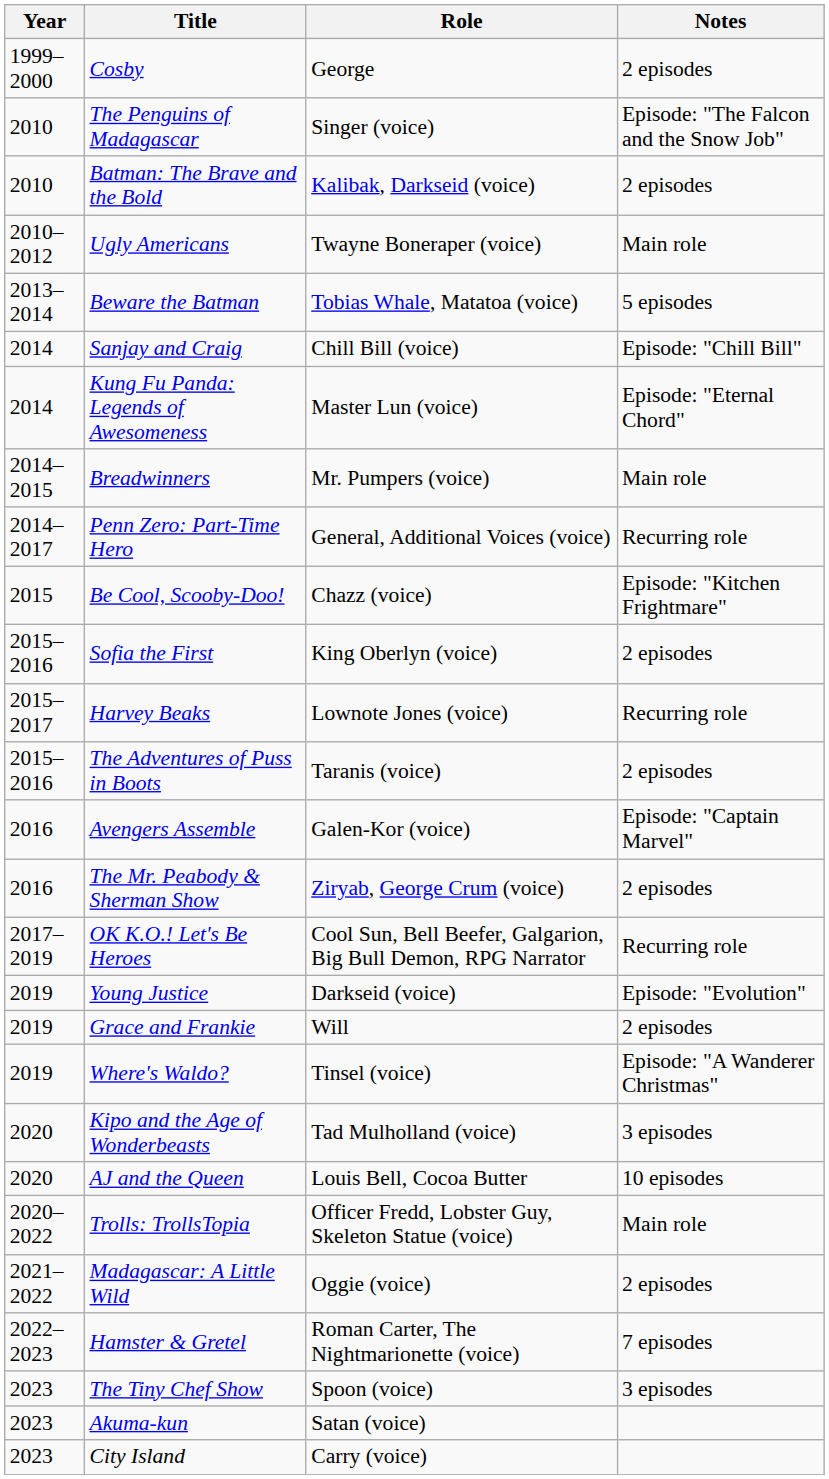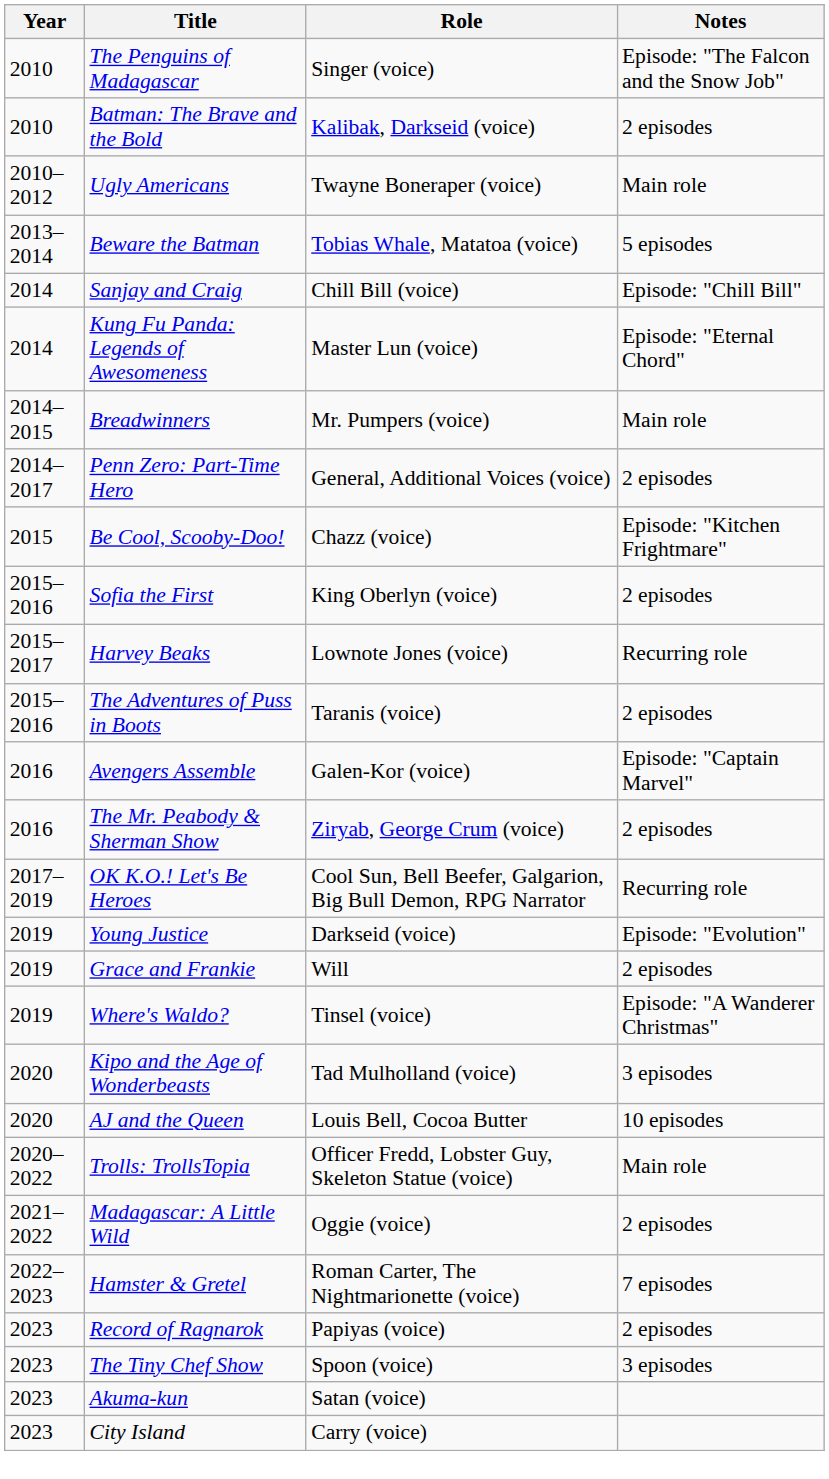- row: (117, 68)
(685, 536) Recurring role -> (667, 477) 2 episodes
+ row: (176, 1329)
